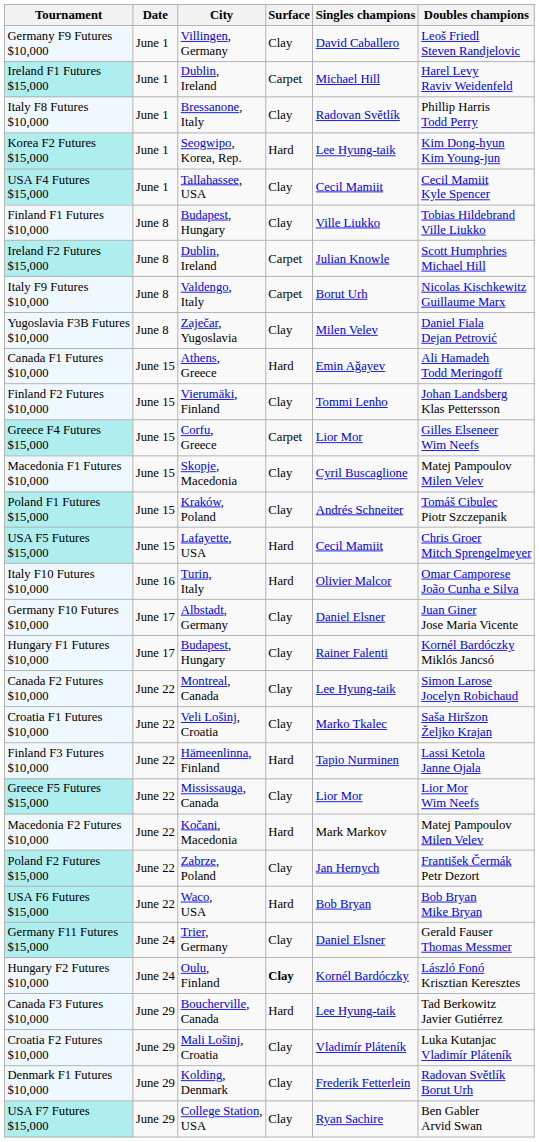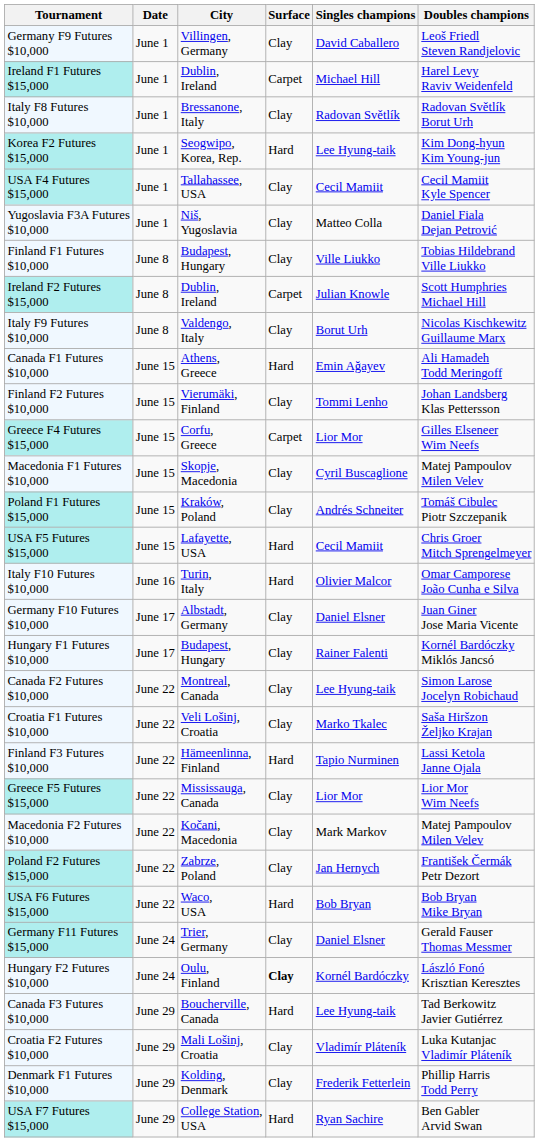(456, 115) Phillip Harris Todd Perry -> (463, 115) Radovan Světlík Borut Urh
+ row: (69, 223)
(285, 294) Carpet -> (280, 330) Clay
- row: (69, 330)
(281, 832) Hard -> (280, 832) Clay
(463, 1083) Radovan Světlík Borut Urh -> (456, 1083) Phillip Harris Todd Perry
(280, 1119) Clay -> (281, 1119) Hard
